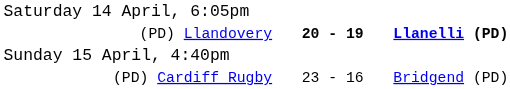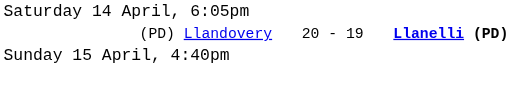(333, 34) bold -> (333, 34) normal
- row: (193, 78)
